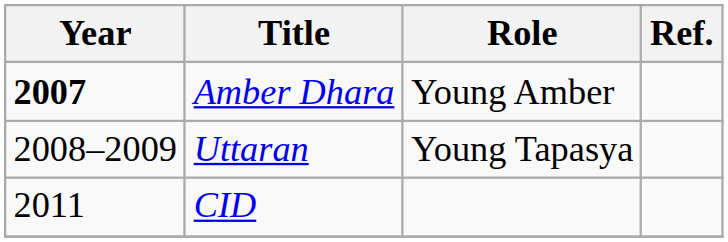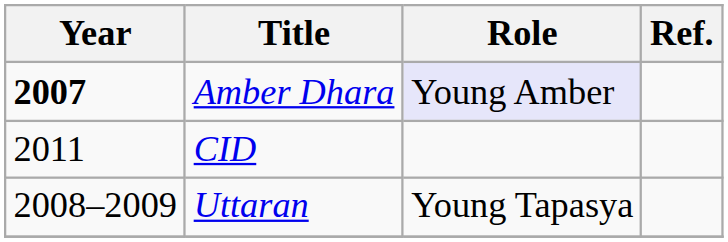(513, 90) no background -> (513, 90) lavender background
rows swapped: (251, 148) <-> (225, 206)
